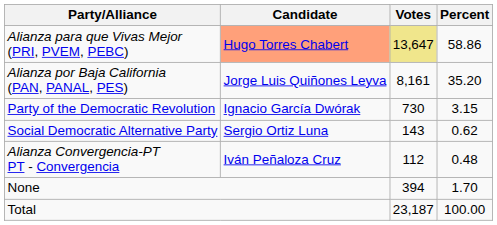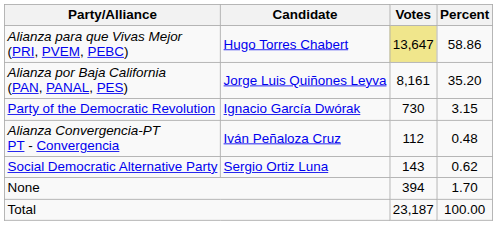(286, 44) lightsalmon background -> (286, 44) no background
rows swapped: (112, 130) <-> (84, 159)
